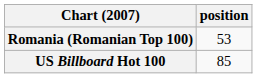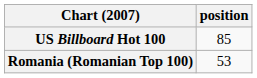rows swapped: (100, 38) <-> (100, 61)
